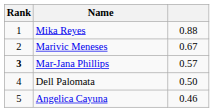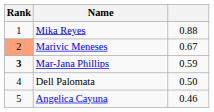(19, 47) no background -> (19, 47) lightsalmon background
(188, 64) 0.57 -> (188, 64) 0.59
